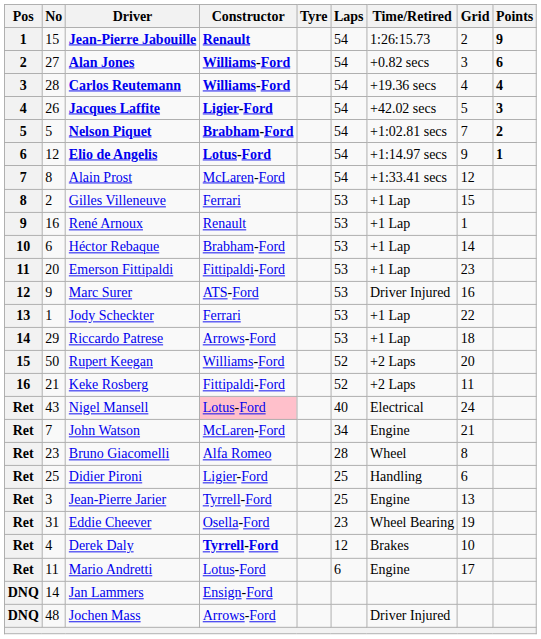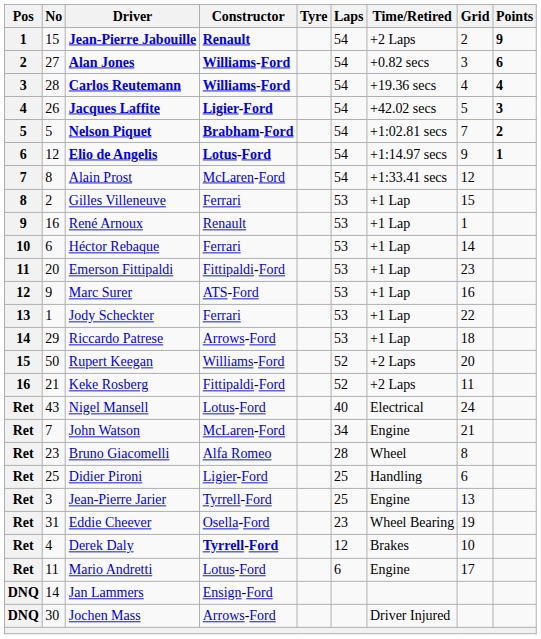(400, 39) 1:26:15.73 -> (393, 39) +2 Laps
(244, 246) Brabham-Ford -> (222, 246) Ferrari
(410, 292) Driver Injured -> (390, 292) +1 Lap
(234, 408) pink background -> (234, 408) no background
(52, 615) 48 -> (52, 615) 30
